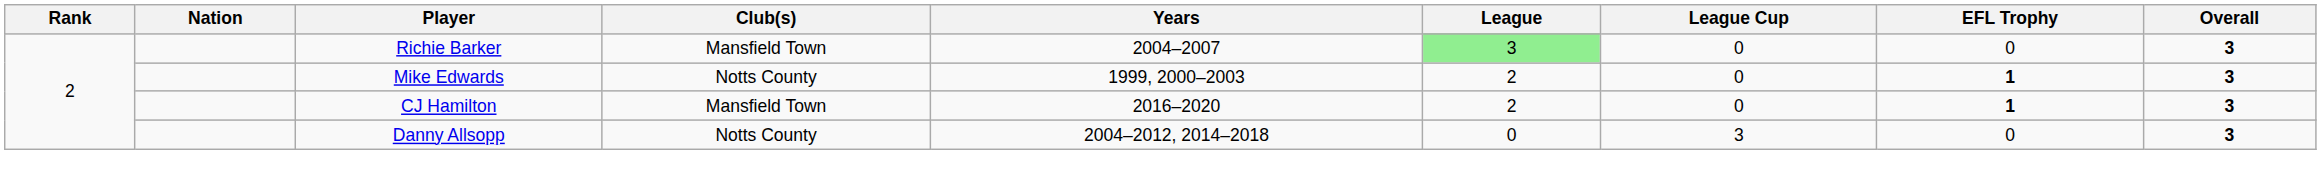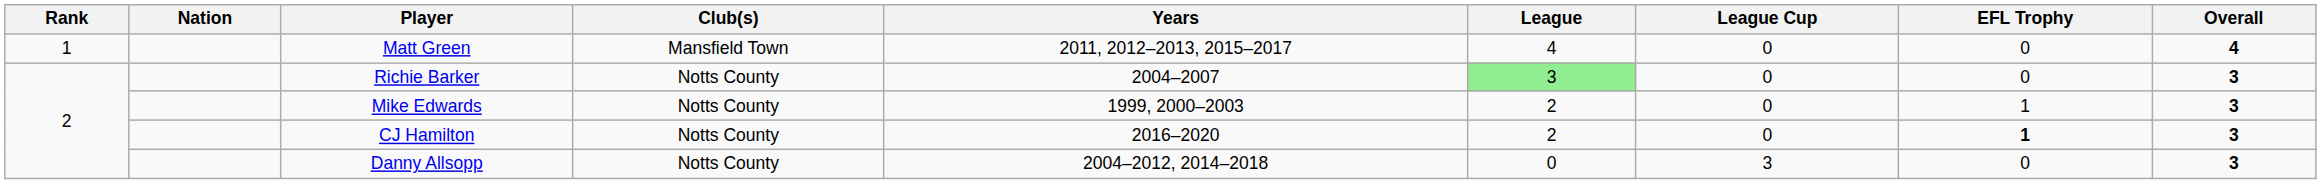+ row: (427, 48)
(766, 48) Mansfield Town -> (728, 77) Notts County
(2010, 77) bold -> (2025, 106) normal
(766, 106) Mansfield Town -> (728, 135) Notts County
